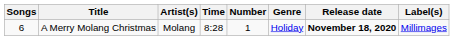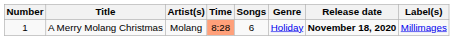columns swapped: (248, 12) <-> (21, 12)
(214, 27) no background -> (221, 27) lightsalmon background
